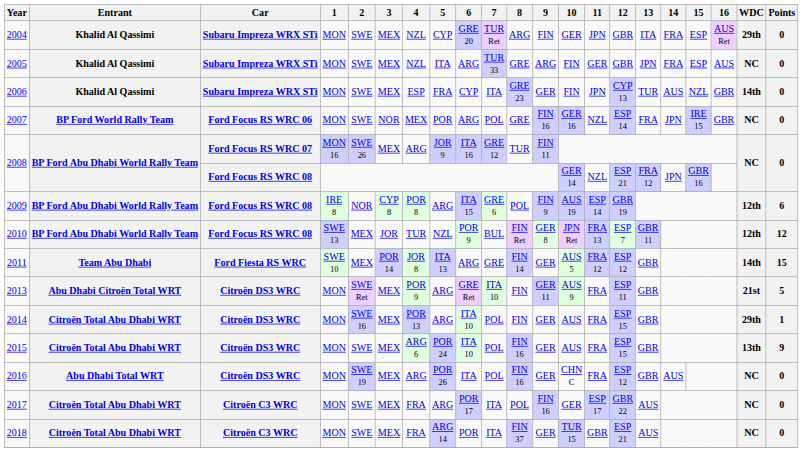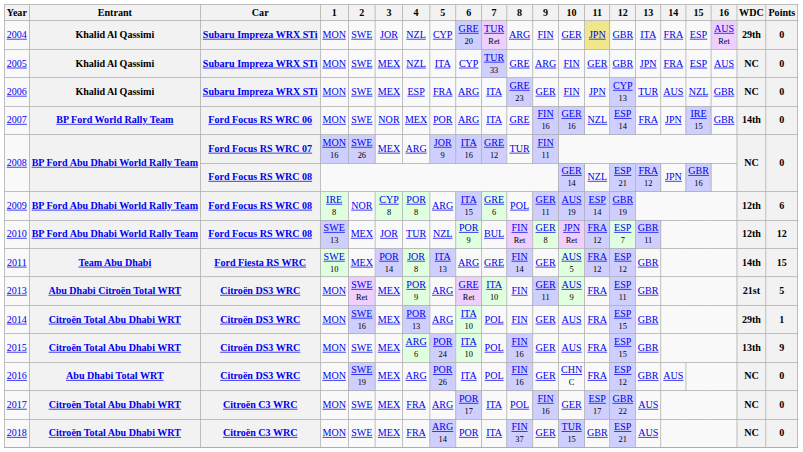(389, 34) MEX -> (389, 34) JOR
(597, 34) no background -> (597, 34) khaki background
(469, 63) ARG -> (469, 63) CYP
(469, 91) CYP -> (469, 91) ARG
(751, 91) 14th -> (751, 91) NC
(494, 120) POL -> (494, 120) ITA
(751, 120) NC -> (751, 120) 14th
(546, 205) FIN 9 -> (546, 205) GER 11
(597, 233) FRA 13 -> (597, 233) FRA 12
